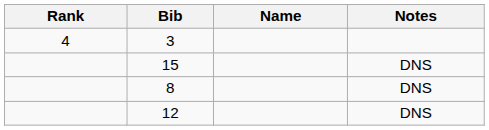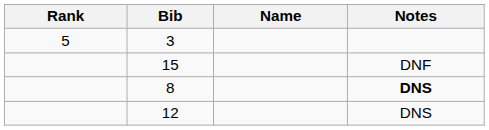(66, 40) 4 -> (66, 40) 5
(416, 64) DNS -> (416, 64) DNF
(416, 88) normal -> (416, 88) bold
